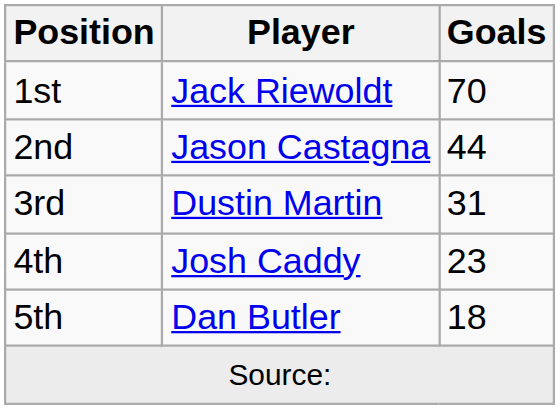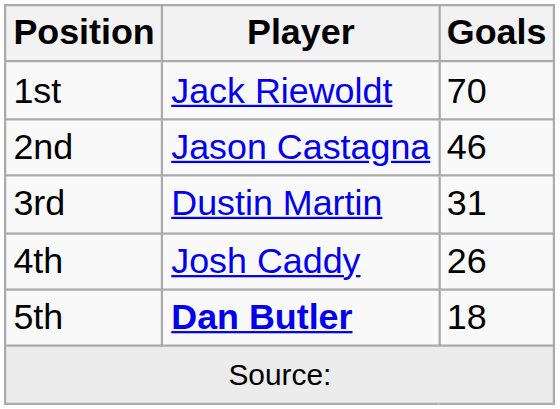(467, 146) 44 -> (467, 146) 46
(467, 260) 23 -> (467, 260) 26
(256, 317) normal -> (262, 317) bold
